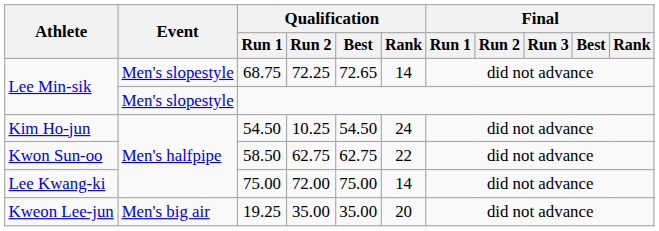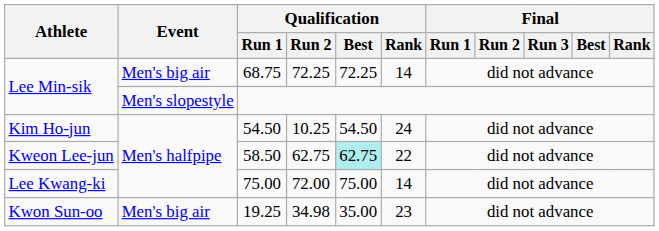(178, 72) Men's slopestyle -> (166, 72) Men's big air
(358, 72) 72.65 -> (358, 72) 72.25
(56, 156) Kwon Sun-oo -> (61, 156) Kweon Lee-jun
(358, 156) no background -> (358, 156) paleturquoise background
(61, 211) Kweon Lee-jun -> (56, 211) Kwon Sun-oo
(311, 211) 35.00 -> (311, 211) 34.98
(404, 211) 20 -> (404, 211) 23
